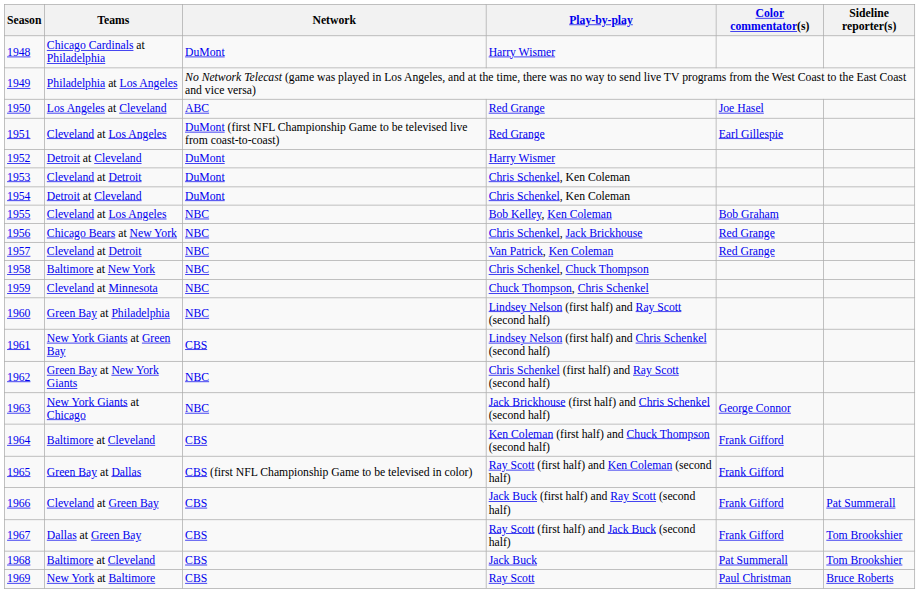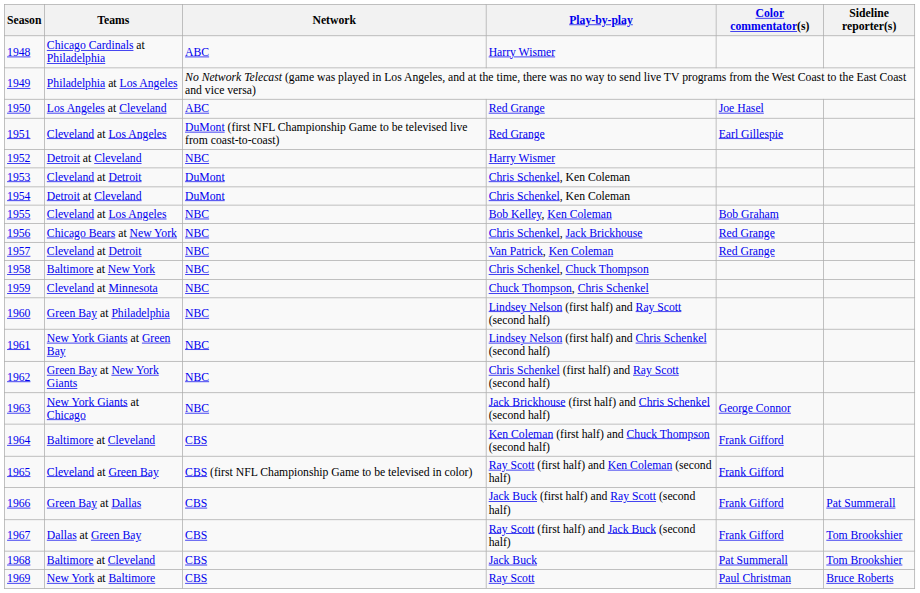(205, 51) DuMont -> (197, 51) ABC
(205, 158) DuMont -> (197, 158) NBC
(196, 345) CBS -> (197, 345) NBC
(94, 472) Green Bay at Dallas -> (103, 472) Cleveland at Green Bay
(103, 503) Cleveland at Green Bay -> (94, 503) Green Bay at Dallas
